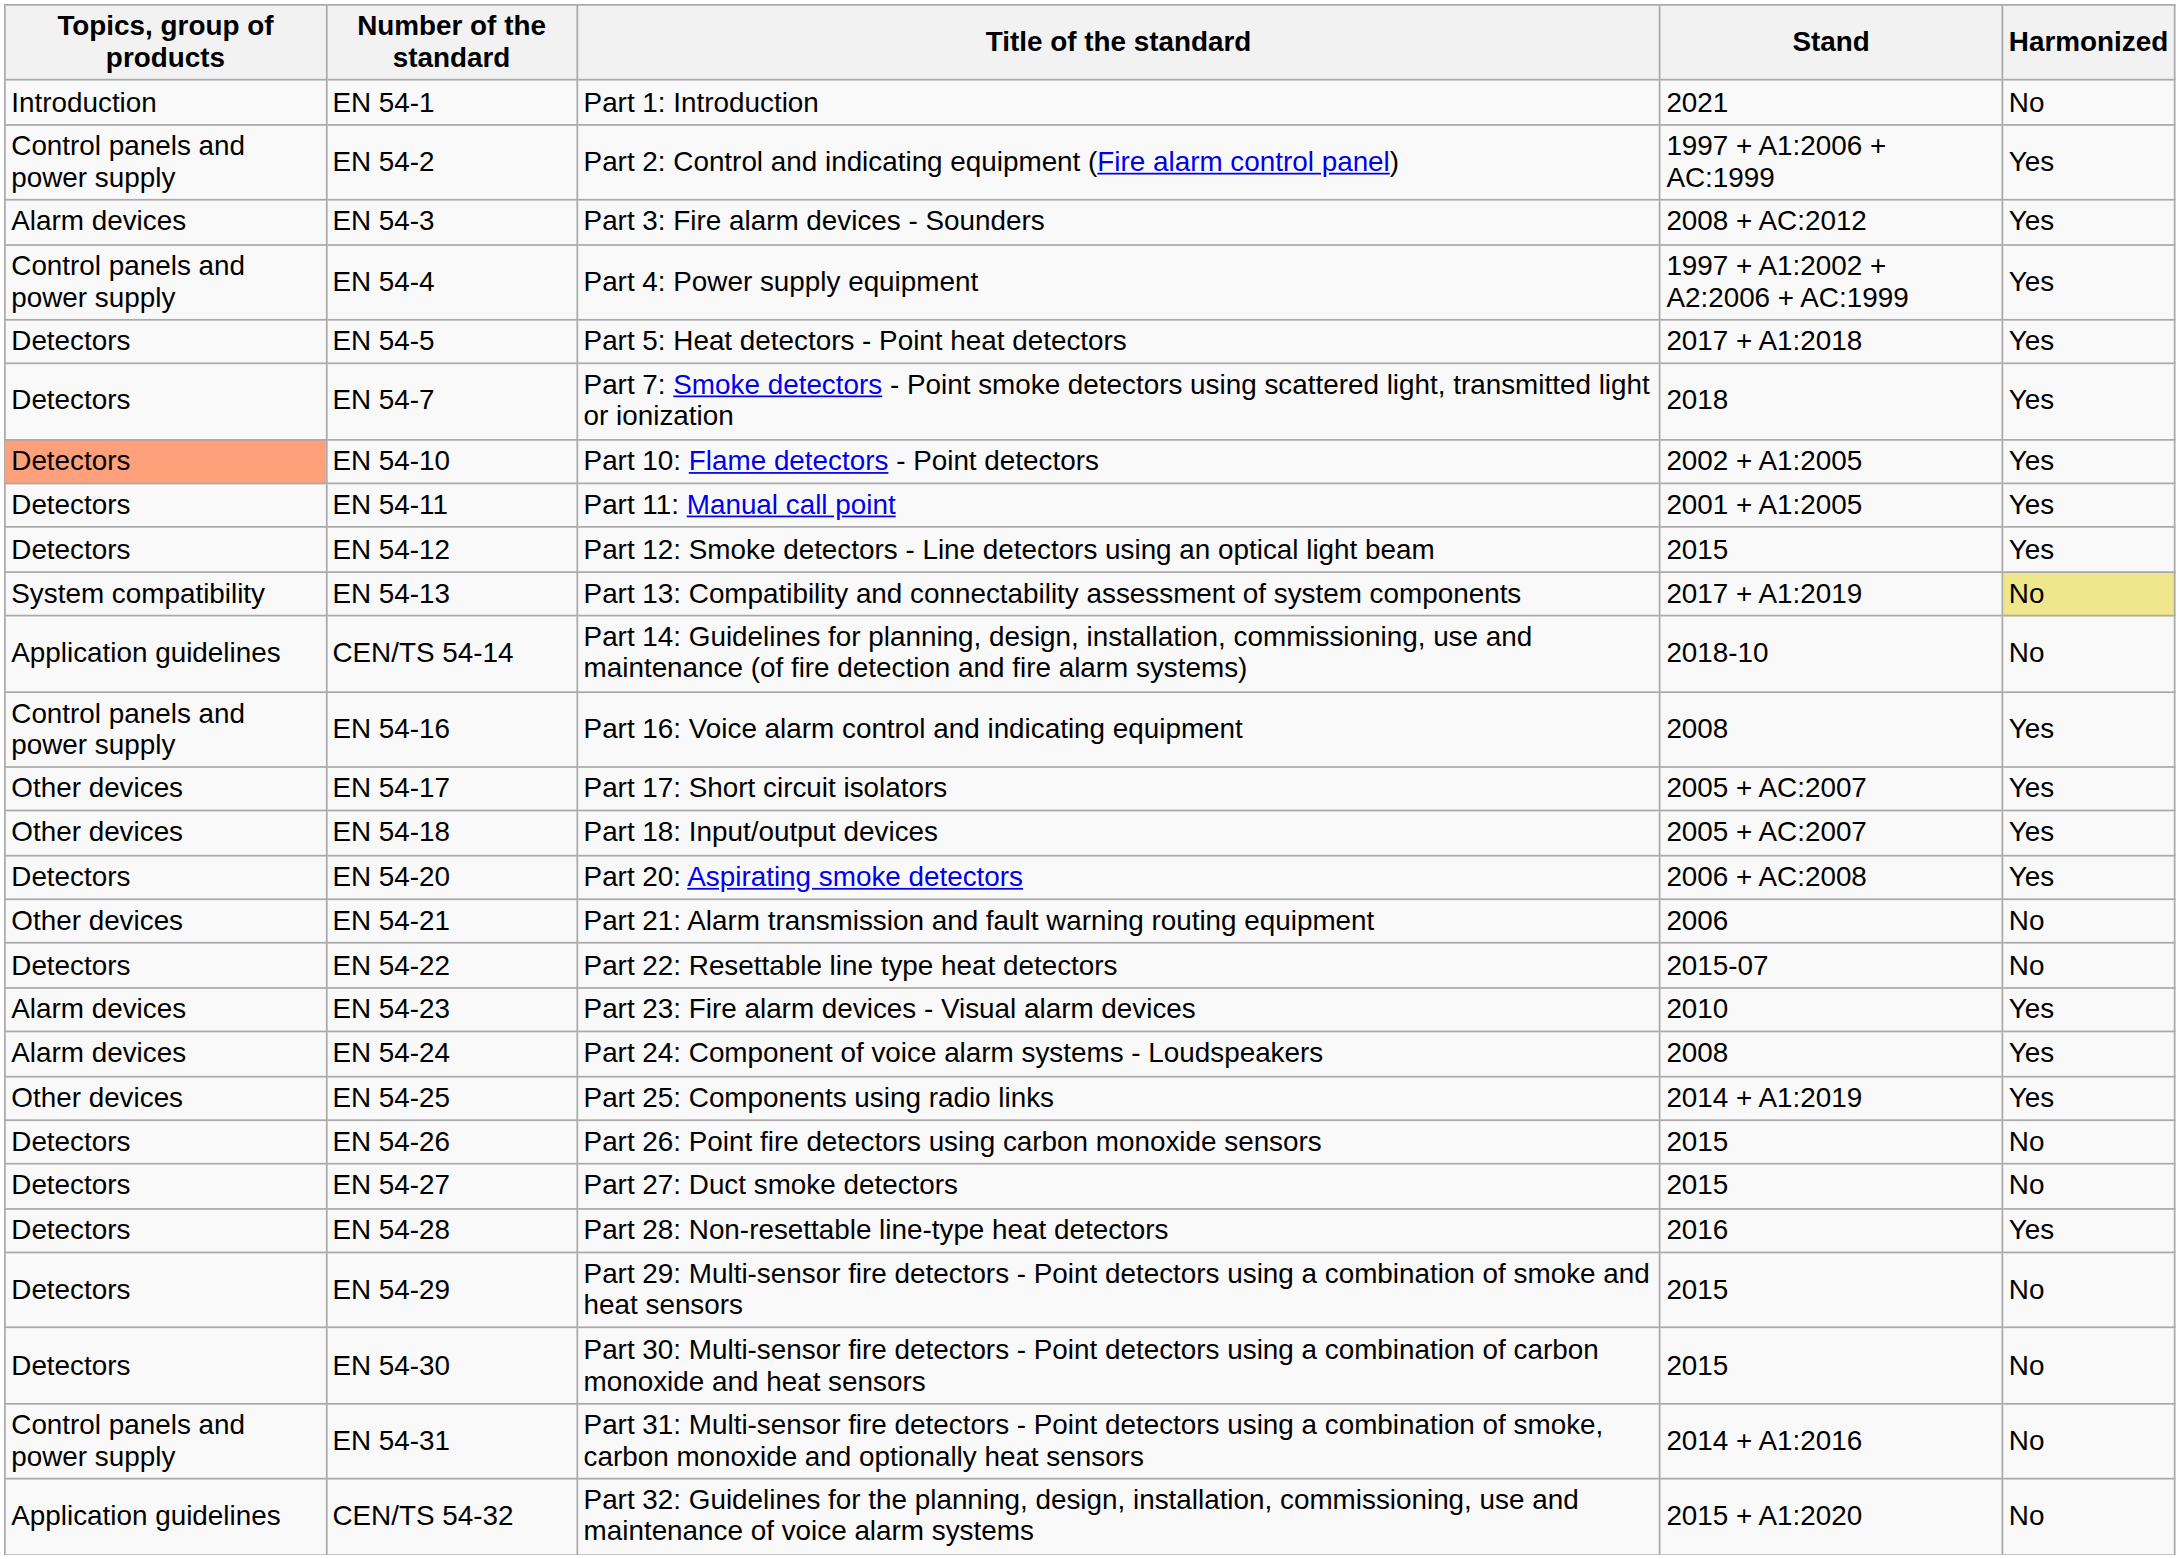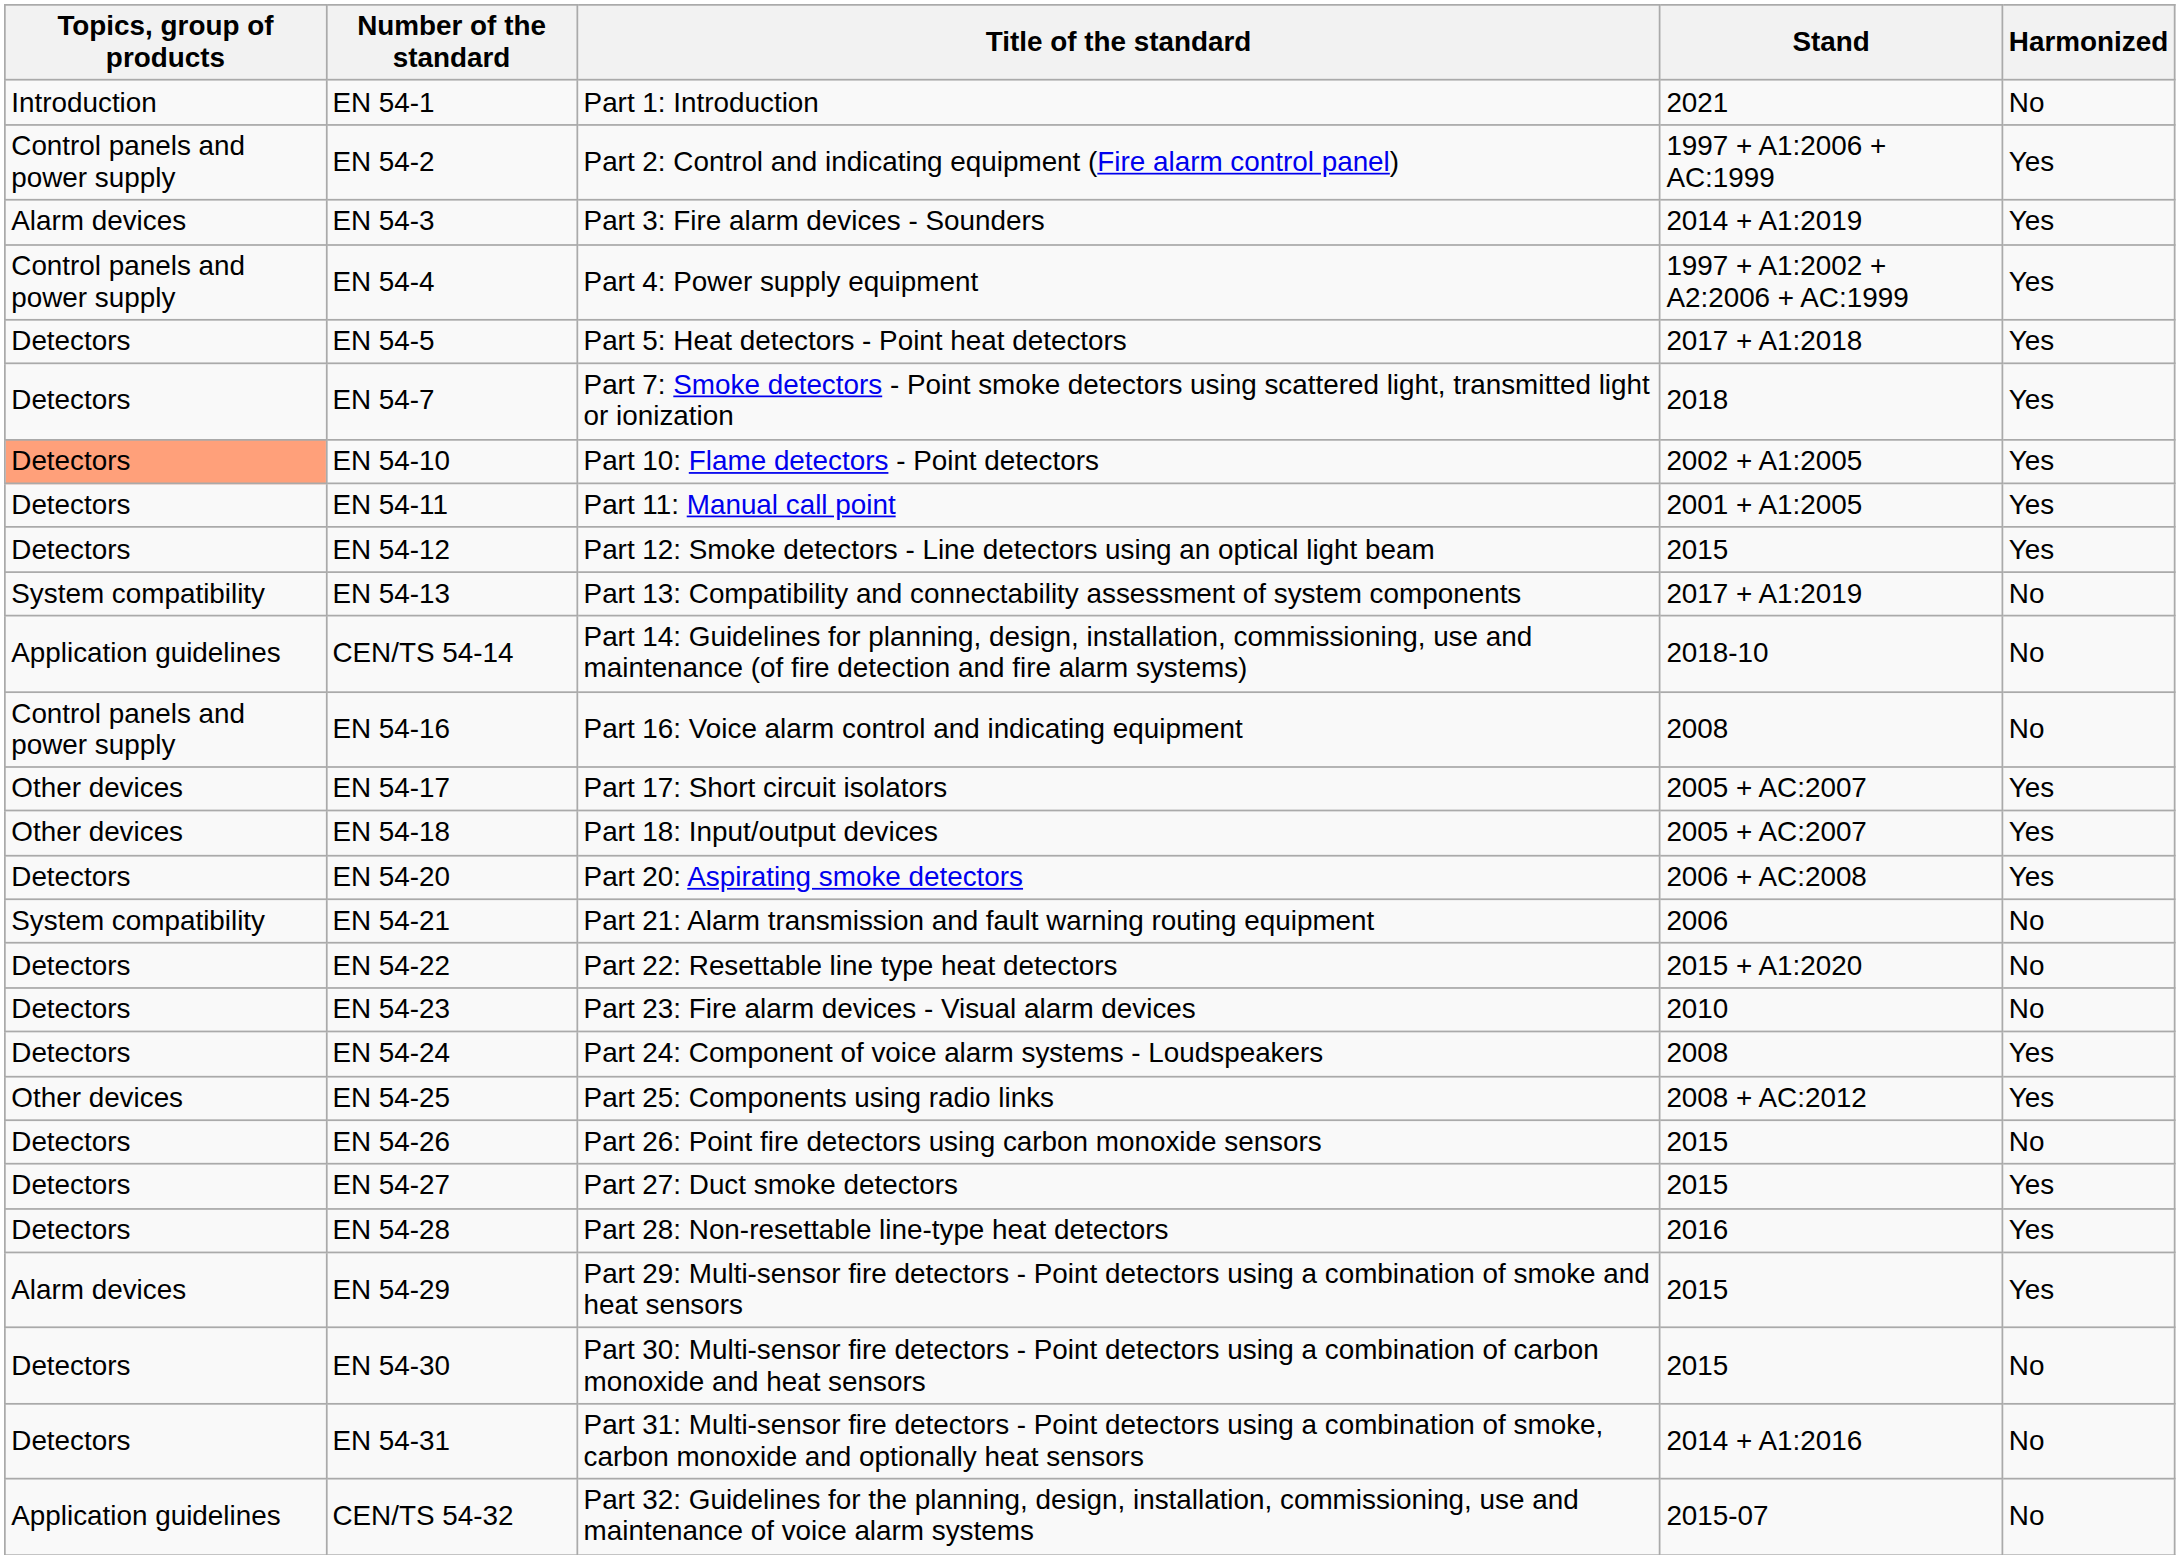(1767, 221) 2008 + AC:2012 -> (1764, 221) 2014 + A1:2019
(2027, 593) khaki background -> (2027, 593) no background
(2032, 728) Yes -> (2027, 728) No
(97, 920) Other devices -> (138, 920) System compatibility
(1717, 965) 2015-07 -> (1764, 965) 2015 + A1:2020
(99, 1009) Alarm devices -> (71, 1009) Detectors
(2032, 1009) Yes -> (2027, 1009) No
(99, 1053) Alarm devices -> (71, 1053) Detectors
(1764, 1097) 2014 + A1:2019 -> (1767, 1097) 2008 + AC:2012
(2027, 1185) No -> (2032, 1185) Yes
(71, 1289) Detectors -> (99, 1289) Alarm devices
(2027, 1289) No -> (2032, 1289) Yes
(128, 1440) Control panels and power supply -> (71, 1440) Detectors
(1764, 1516) 2015 + A1:2020 -> (1717, 1516) 2015-07
